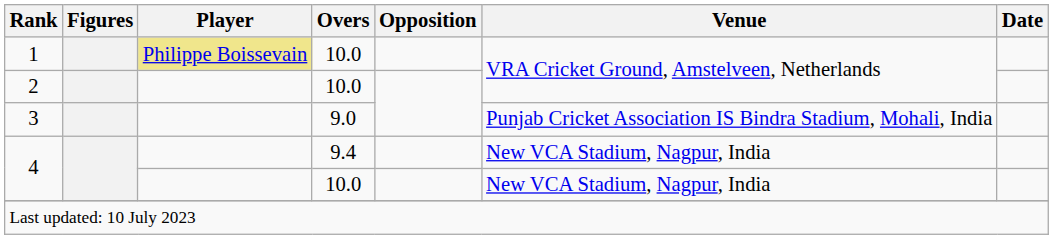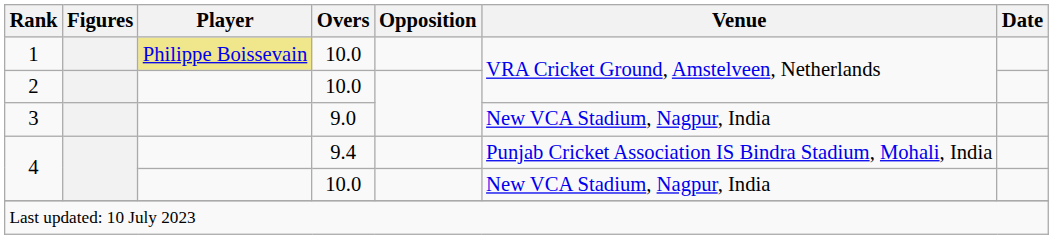(739, 119) Punjab Cricket Association IS Bindra Stadium, Mohali, India -> (628, 119) New VCA Stadium, Nagpur, India
(628, 151) New VCA Stadium, Nagpur, India -> (739, 151) Punjab Cricket Association IS Bindra Stadium, Mohali, India
